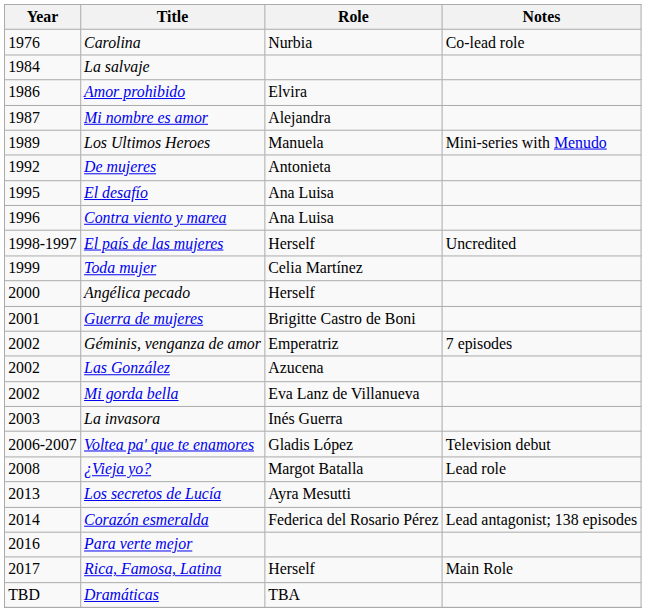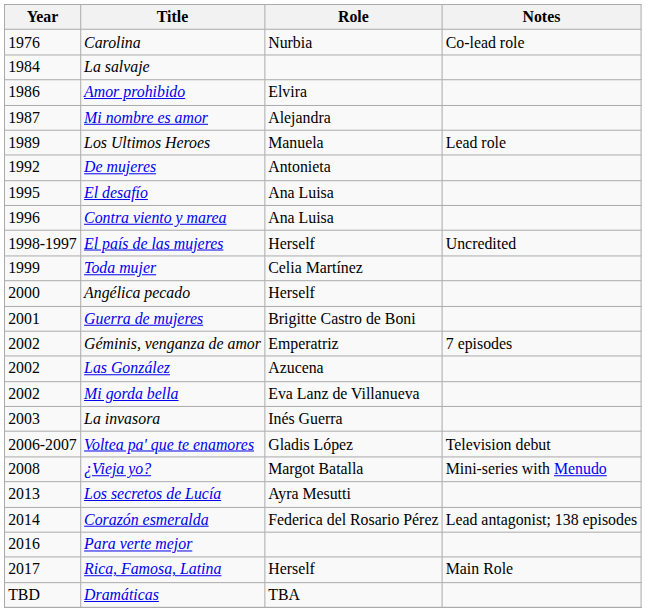(526, 142) Mini-series with Menudo -> (476, 142) Lead role
(476, 469) Lead role -> (526, 469) Mini-series with Menudo
